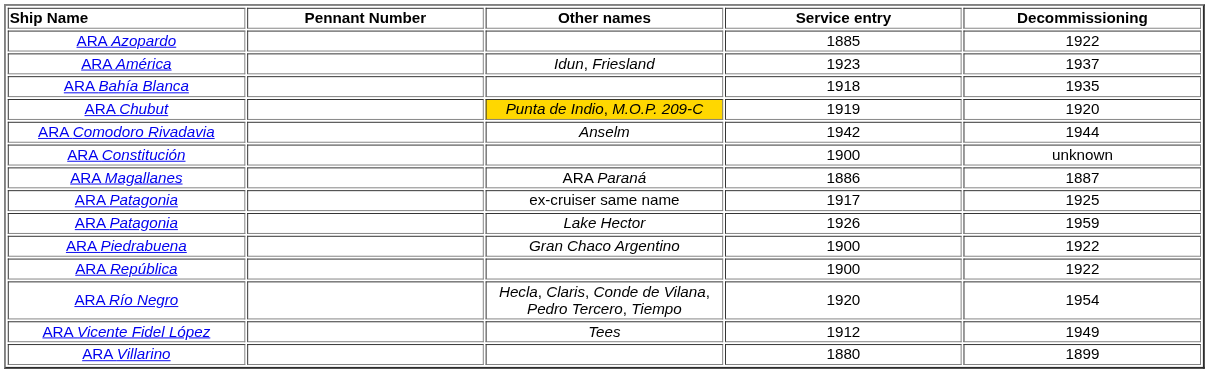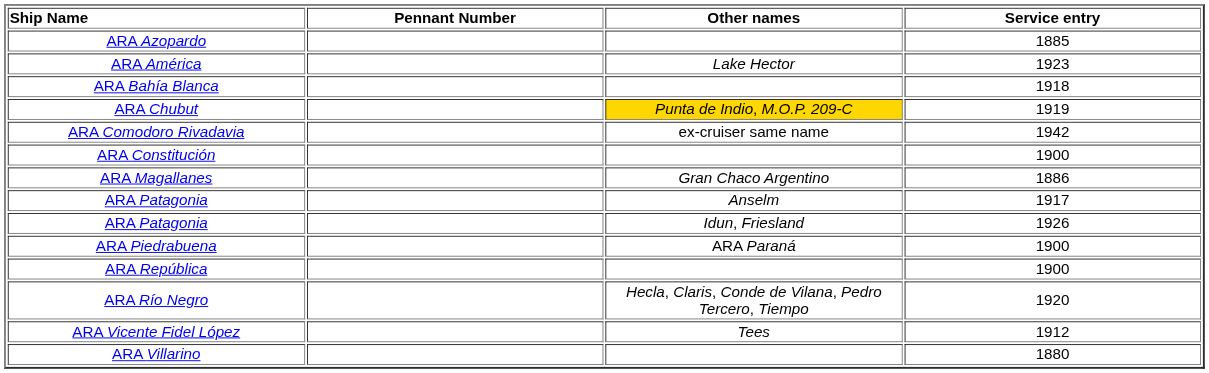- column: (1082, 18)
(604, 63) Idun, Friesland -> (754, 63) Lake Hector
(604, 132) Anselm -> (754, 132) ex-cruiser same name
(604, 177) ARA Paraná -> (754, 177) Gran Chaco Argentino
(604, 200) ex-cruiser same name -> (754, 200) Anselm
(604, 223) Lake Hector -> (754, 223) Idun, Friesland
(604, 246) Gran Chaco Argentino -> (754, 246) ARA Paraná
